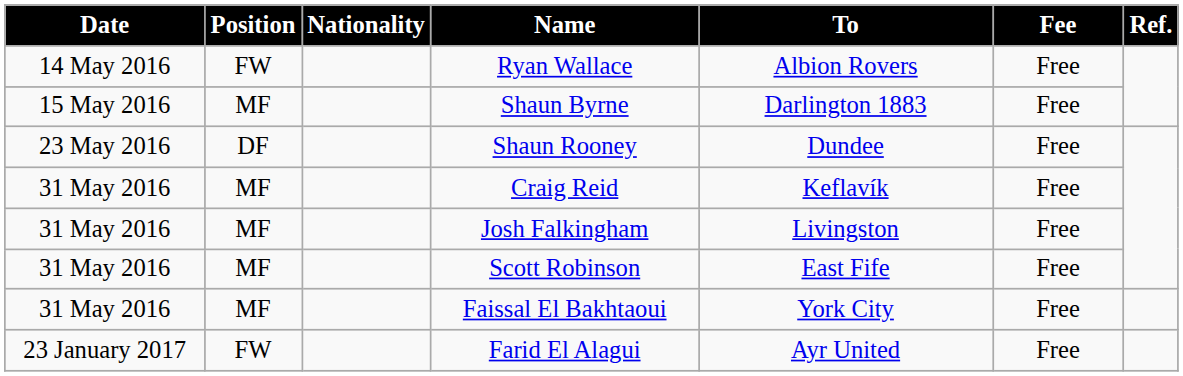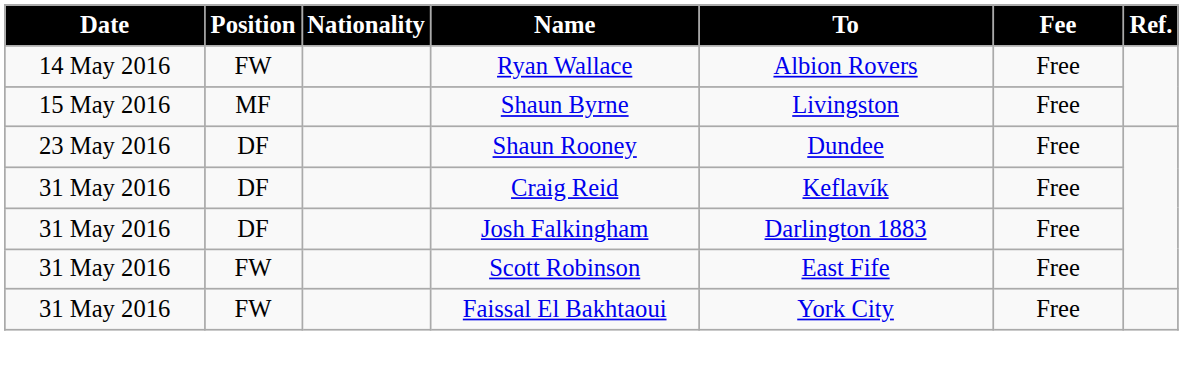(846, 106) Darlington 1883 -> (846, 106) Livingston
(253, 187) MF -> (253, 187) DF
(253, 228) MF -> (253, 228) DF
(846, 228) Livingston -> (846, 228) Darlington 1883
(253, 268) MF -> (253, 268) FW
(253, 309) MF -> (253, 309) FW
- row: (565, 350)
